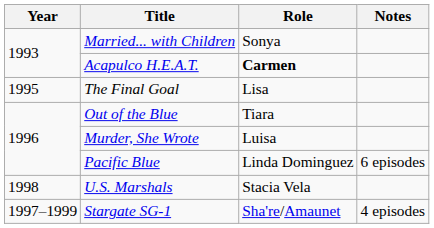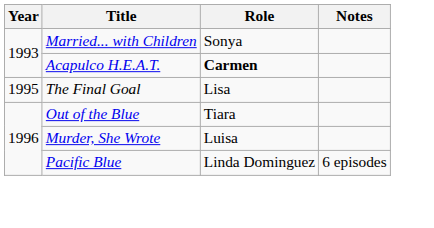- row: (128, 187)
- row: (128, 211)
